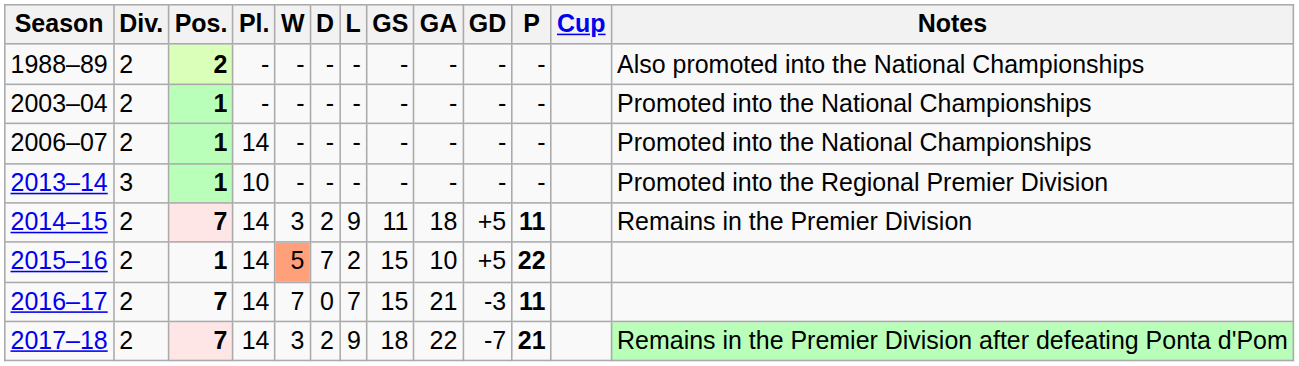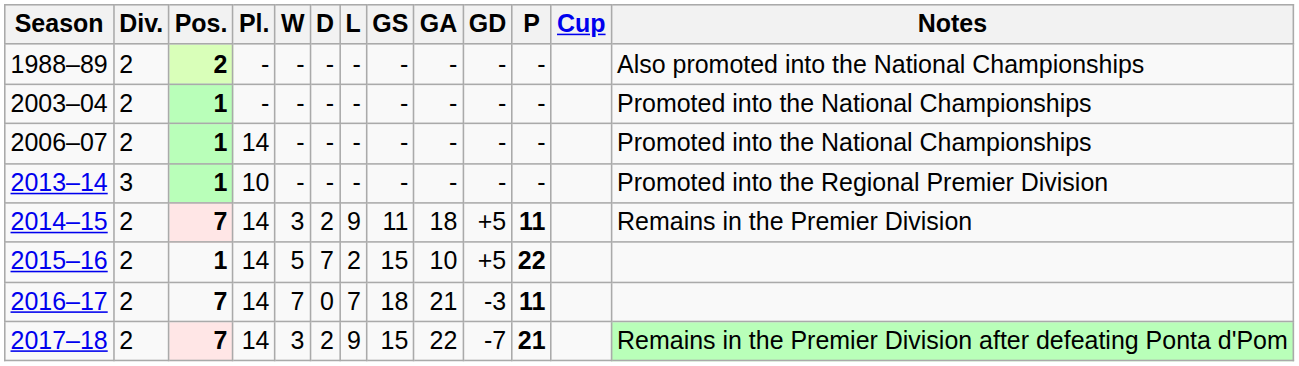(298, 261) lightsalmon background -> (298, 261) no background
(394, 301) 15 -> (394, 301) 18
(394, 340) 18 -> (394, 340) 15
